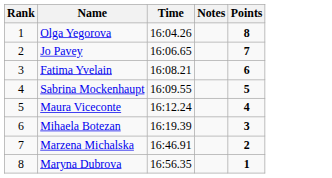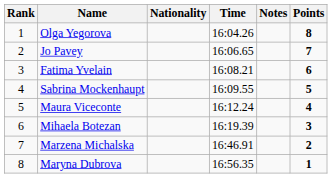+ column: (178, 13)
